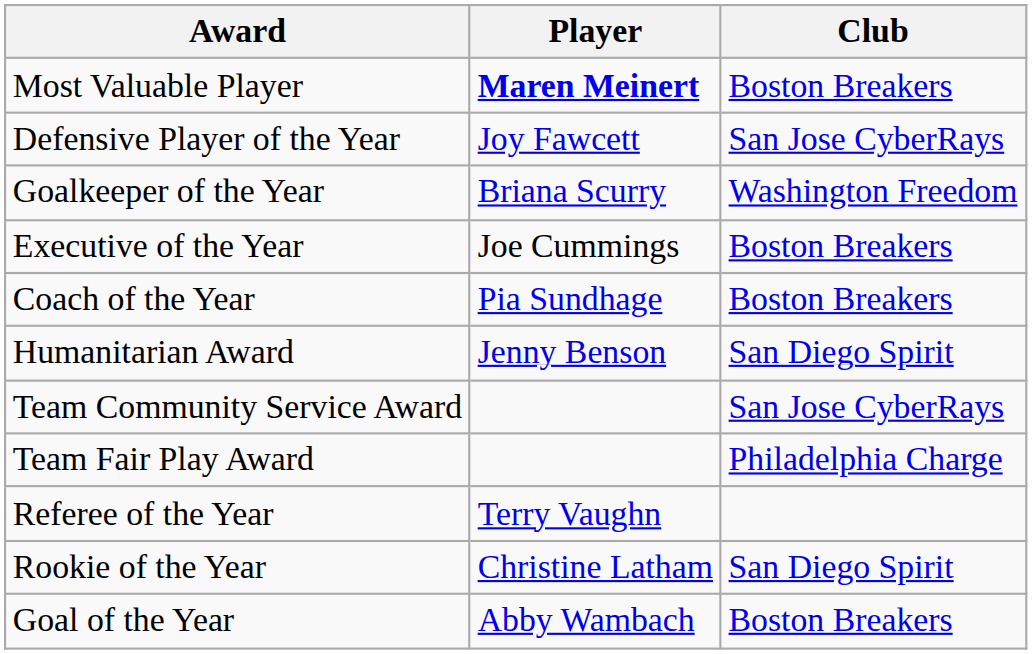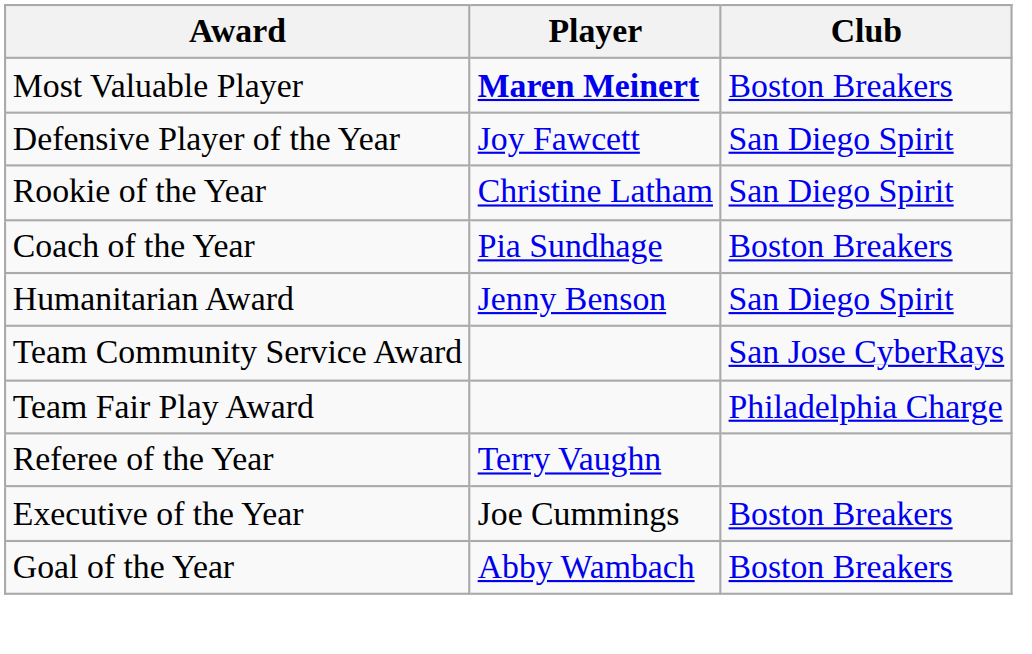(866, 138) San Jose CyberRays -> (841, 138) San Diego Spirit
- row: (168, 191)
rows swapped: (139, 566) <-> (158, 245)
